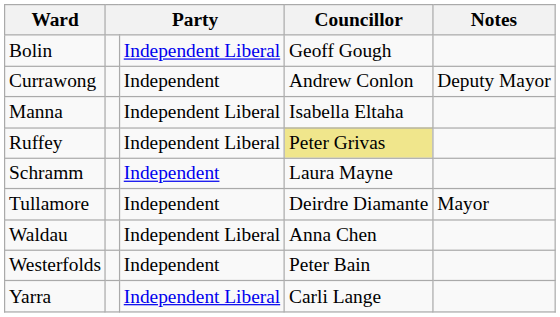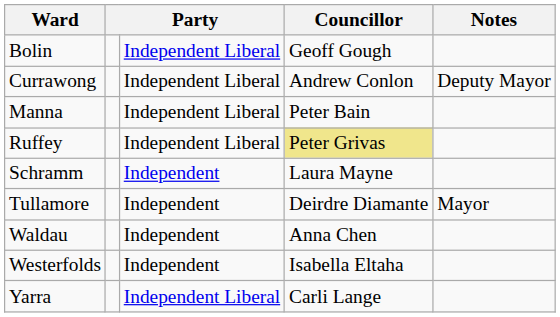(172, 81) Independent -> (202, 81) Independent Liberal
(346, 111) Isabella Eltaha -> (330, 111) Peter Bain
(202, 234) Independent Liberal -> (172, 234) Independent
(330, 265) Peter Bain -> (346, 265) Isabella Eltaha
